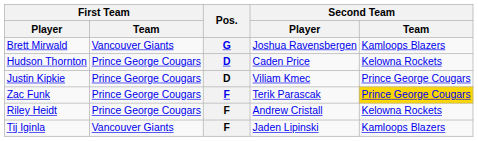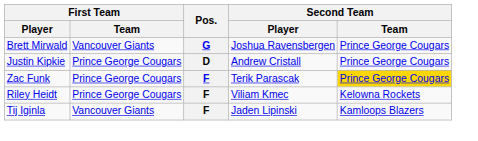(403, 45) Kamloops Blazers -> (394, 45) Prince George Cougars
- row: (47, 62)
(281, 78) Viliam Kmec -> (266, 62) Andrew Cristall
(288, 111) Andrew Cristall -> (260, 95) Viliam Kmec
